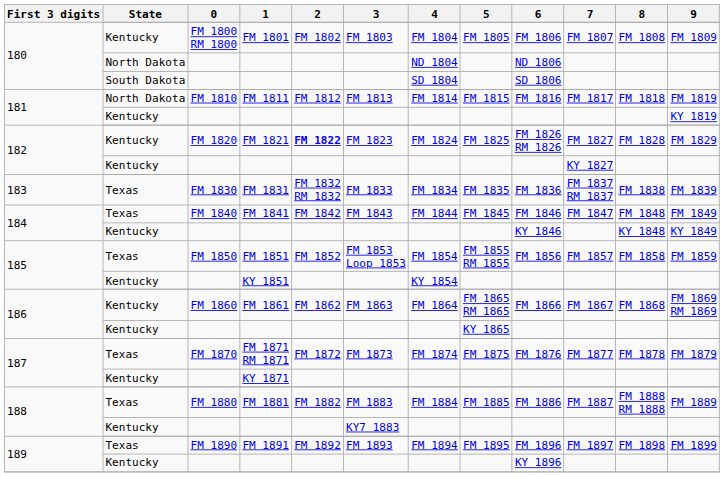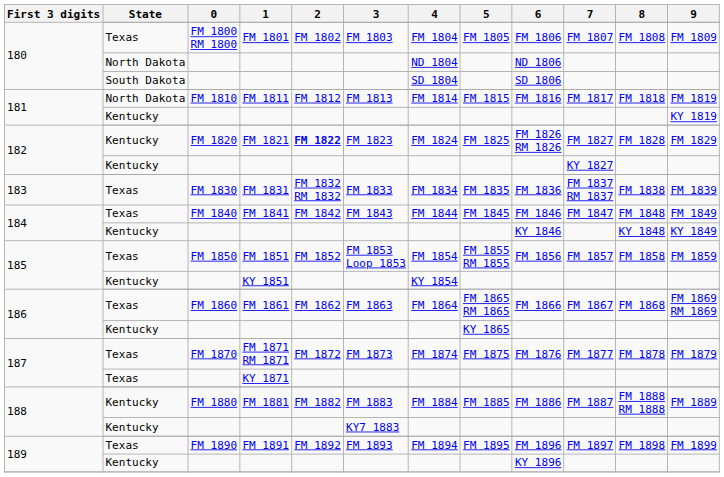(132, 38) Kentucky -> (122, 38) Texas
(132, 305) Kentucky -> (122, 305) Texas
(132, 378) Kentucky -> (122, 378) Texas
(122, 402) Texas -> (132, 402) Kentucky
